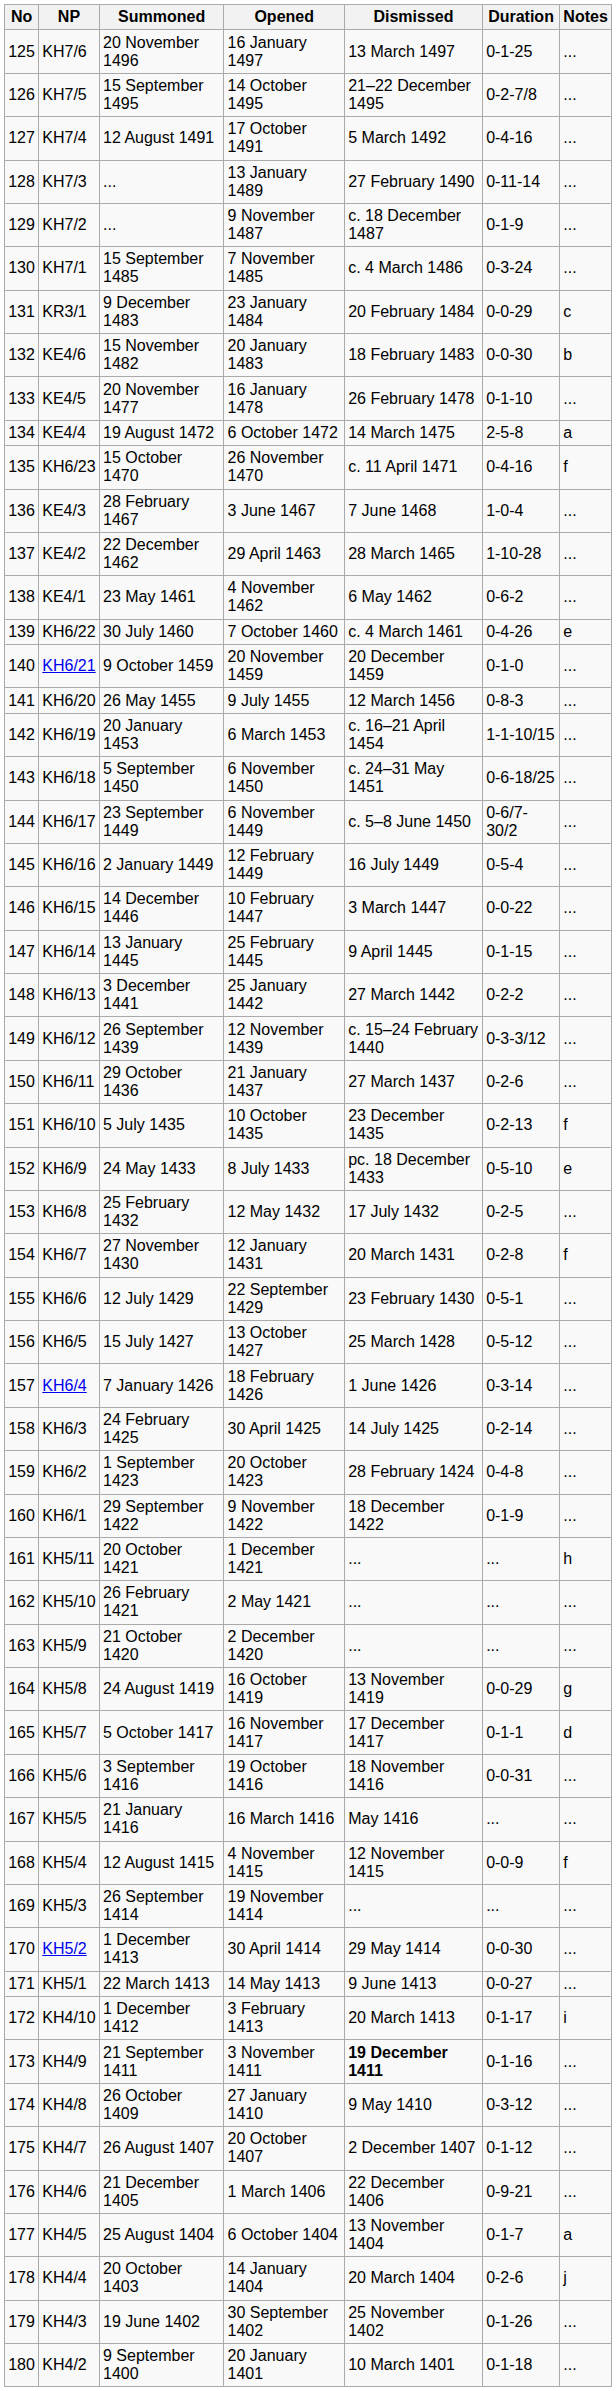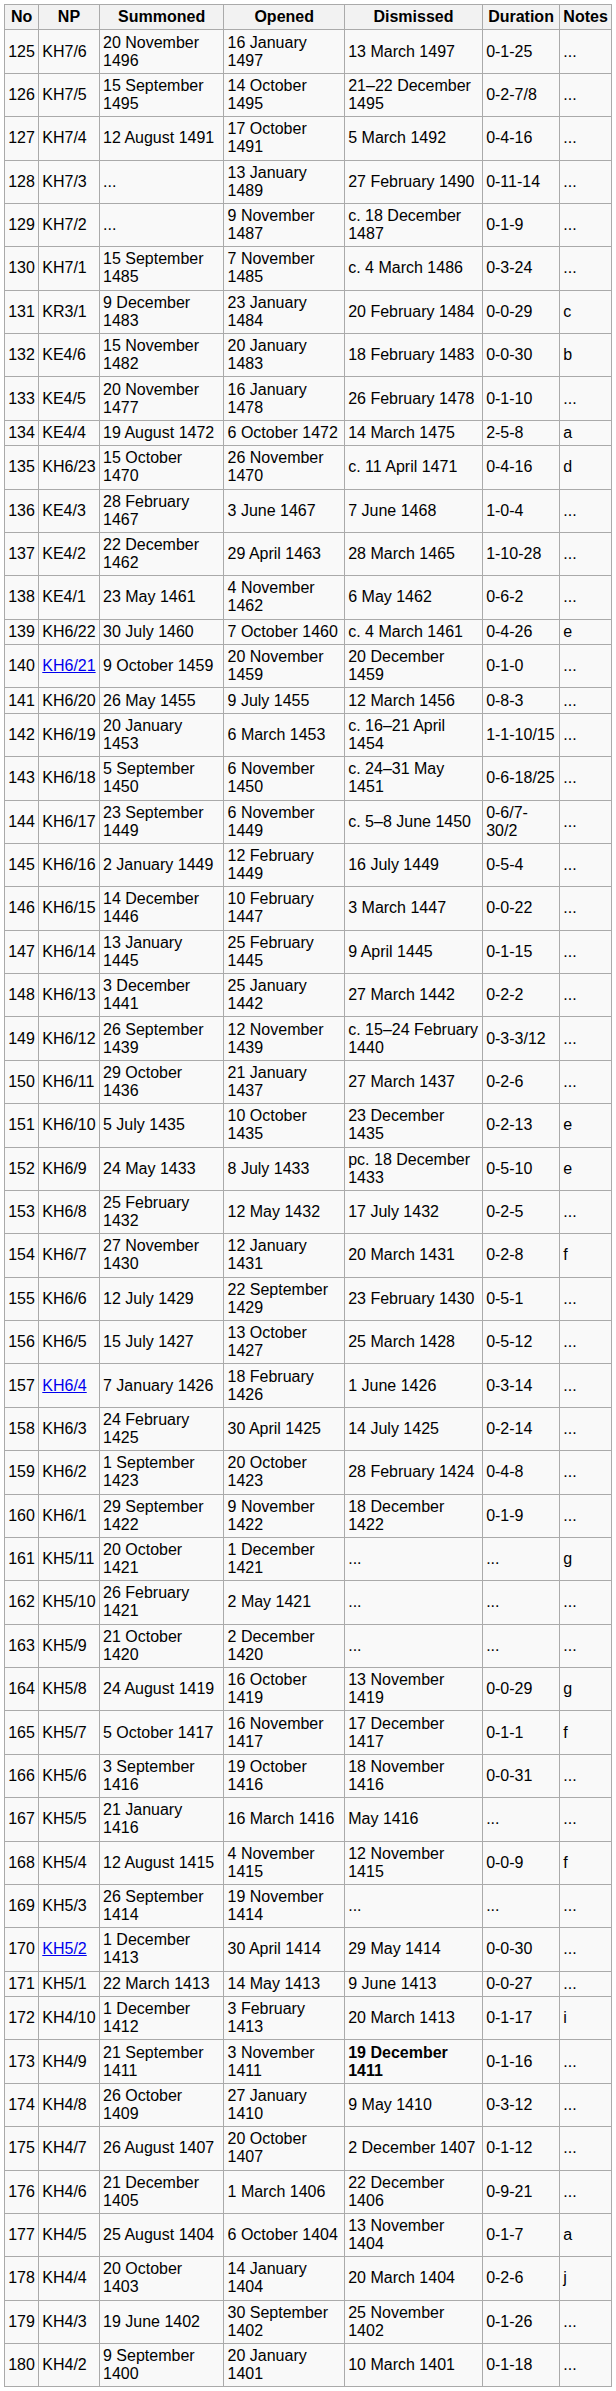(566, 467) f -> (568, 467) d
(566, 1125) f -> (568, 1125) e
(568, 1559) h -> (568, 1559) g
(568, 1732) d -> (566, 1732) f
